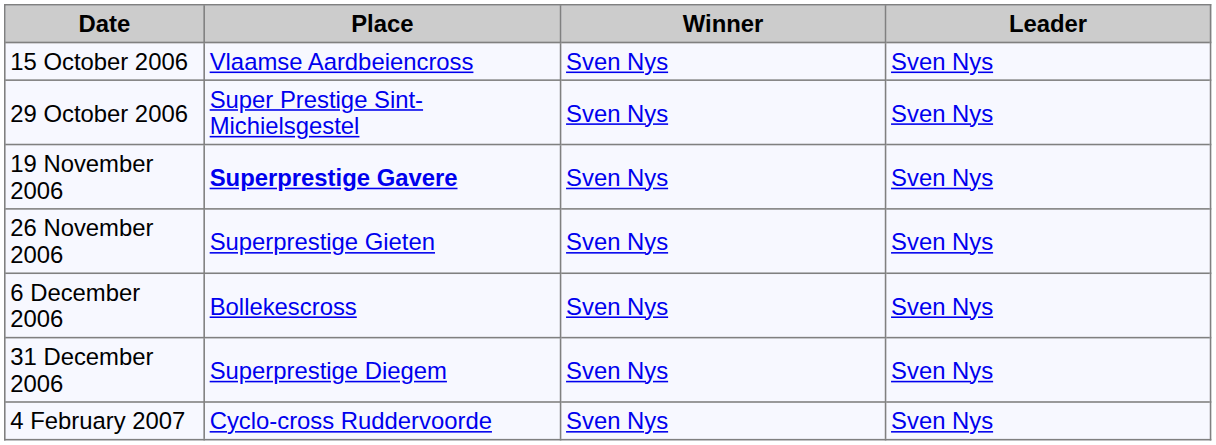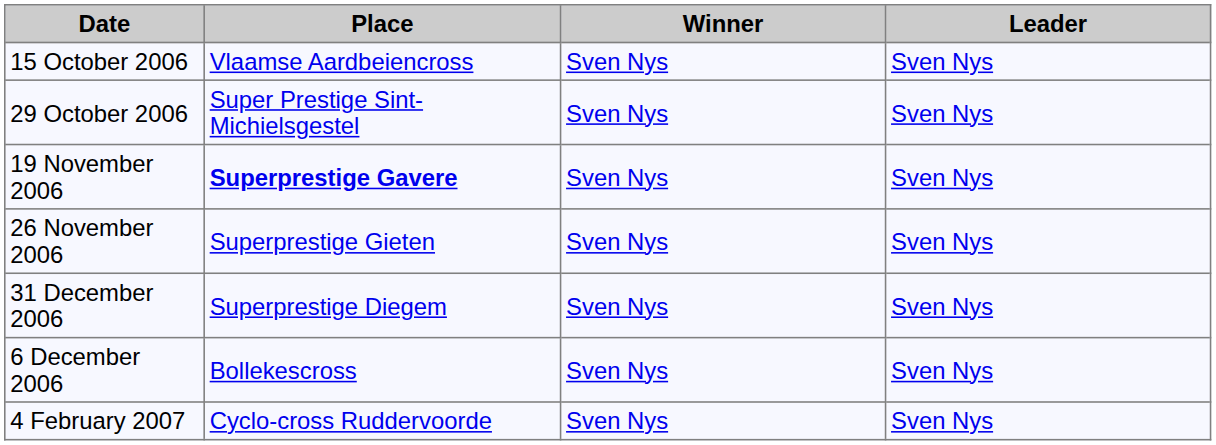rows swapped: (75, 305) <-> (82, 370)
